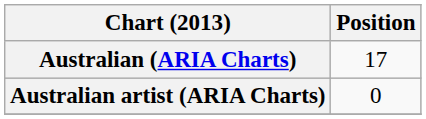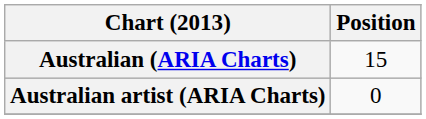(376, 59) 17 -> (376, 59) 15
